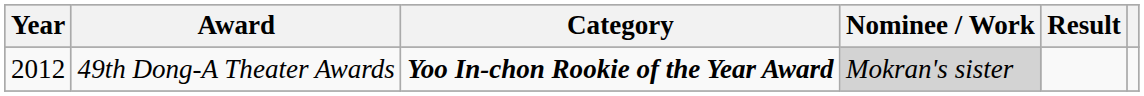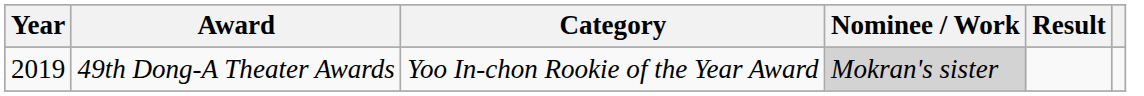(38, 68) 2012 -> (38, 68) 2019
(620, 68) bold -> (613, 68) normal
